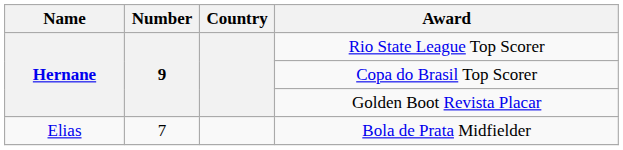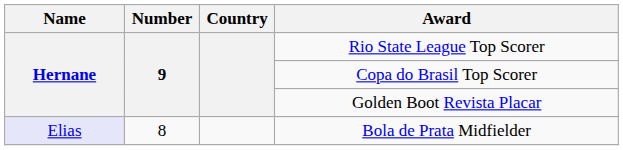(65, 131) no background -> (65, 131) lavender background
(162, 131) 7 -> (162, 131) 8
